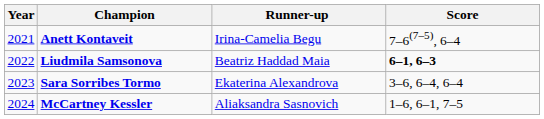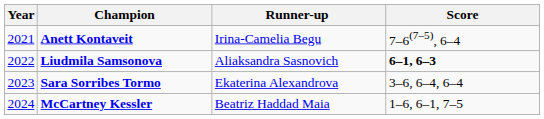(272, 61) Beatriz Haddad Maia -> (277, 61) Aliaksandra Sasnovich
(277, 104) Aliaksandra Sasnovich -> (272, 104) Beatriz Haddad Maia
